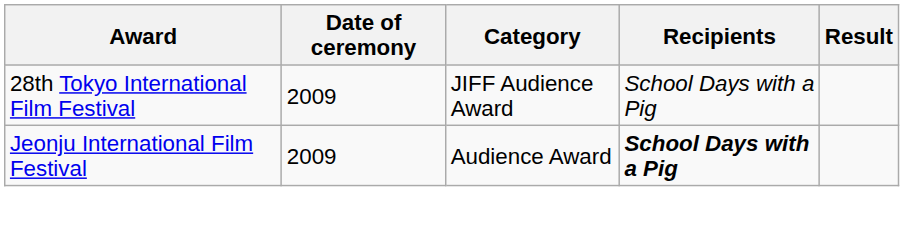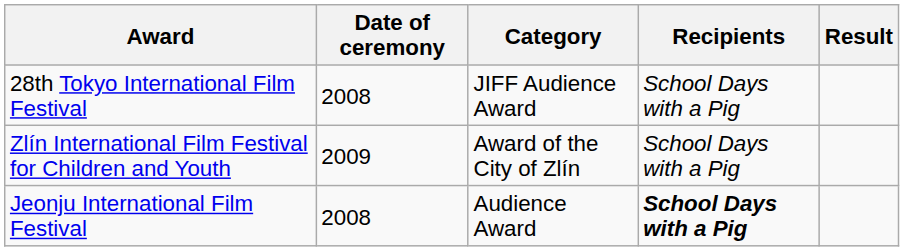(312, 95) 2009 -> (346, 95) 2008
+ row: (159, 156)
(312, 156) 2009 -> (346, 216) 2008
